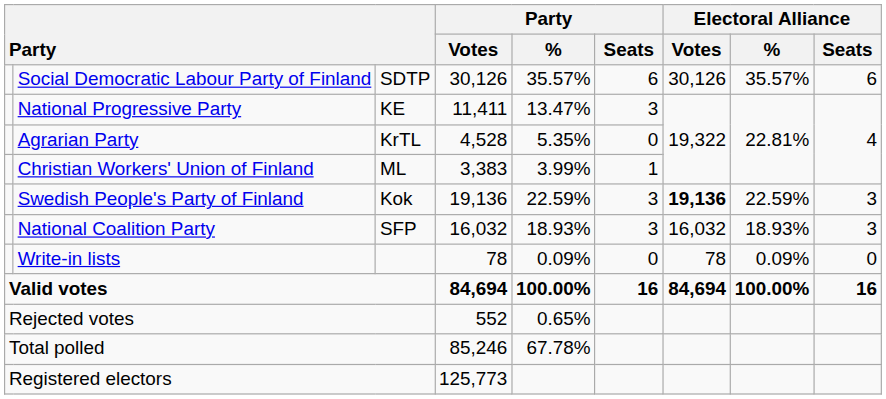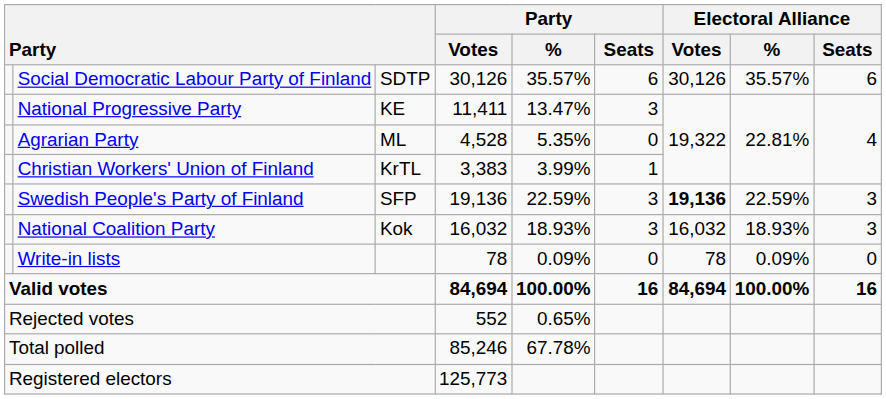(400, 139) KrTL -> (393, 139) ML
(393, 169) ML -> (400, 169) KrTL
(396, 199) Kok -> (398, 199) SFP
(398, 229) SFP -> (396, 229) Kok
